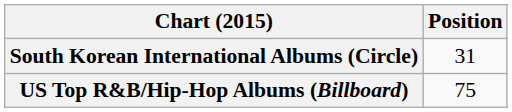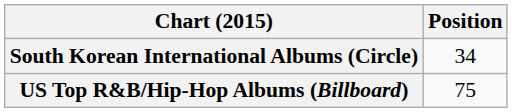(465, 55) 31 -> (465, 55) 34
